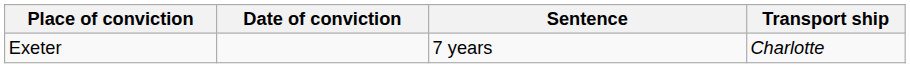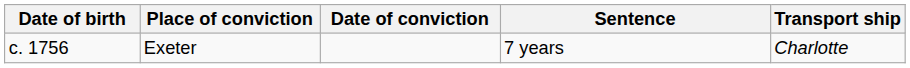+ column: (72, 18)
